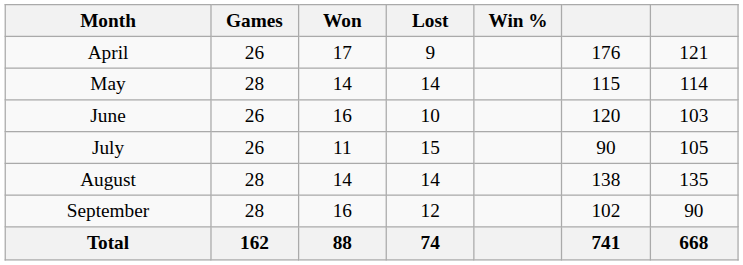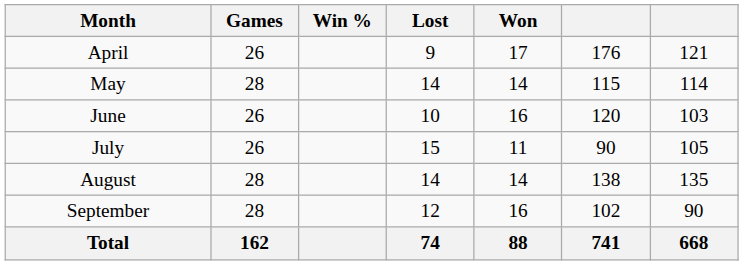columns swapped: (342, 20) <-> (518, 20)
